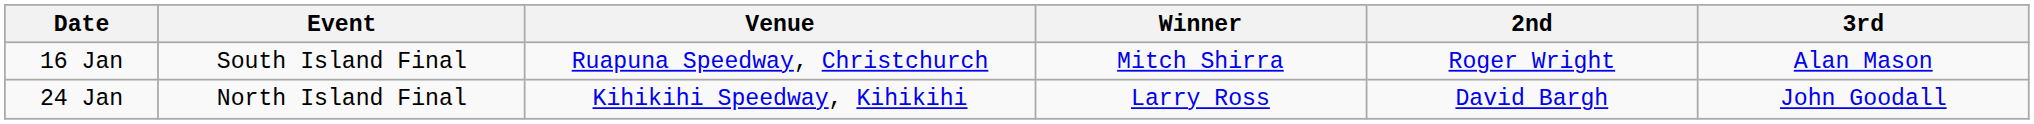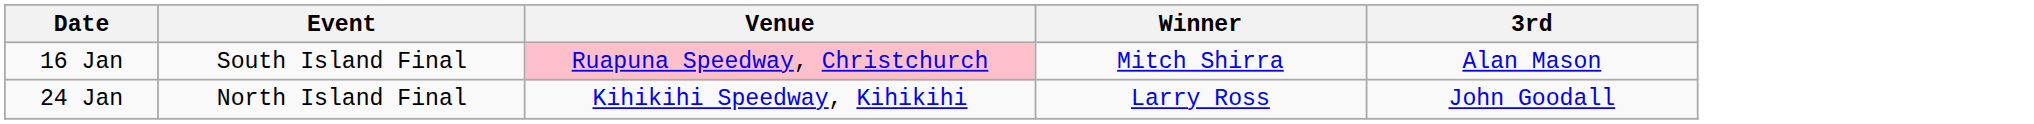- column: (1532, 24)
(780, 61) no background -> (780, 61) pink background
